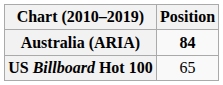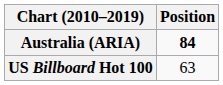(188, 67) 65 -> (188, 67) 63
